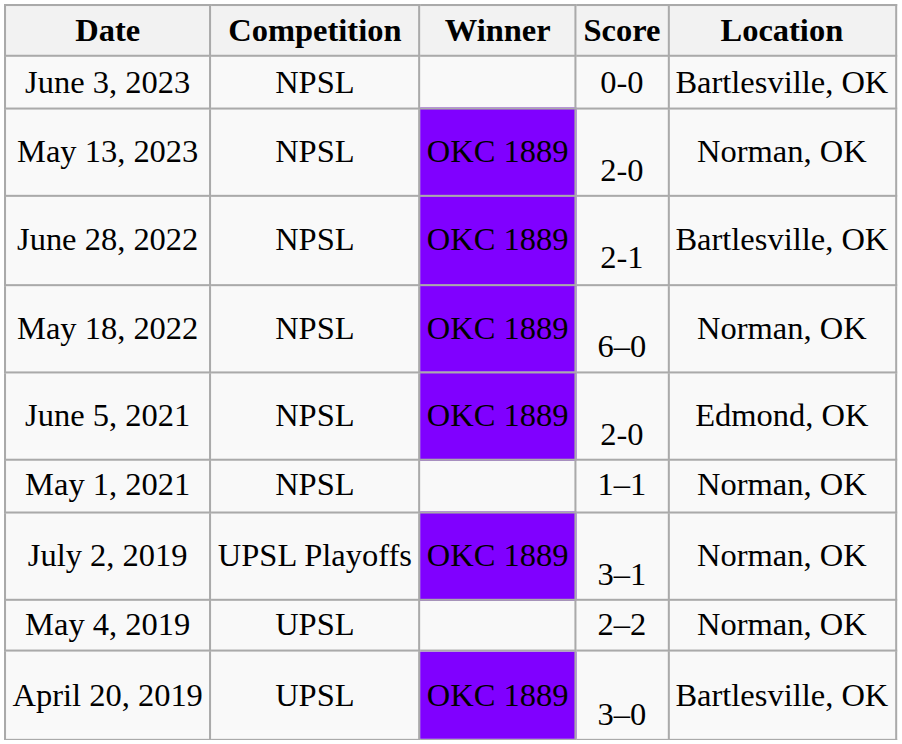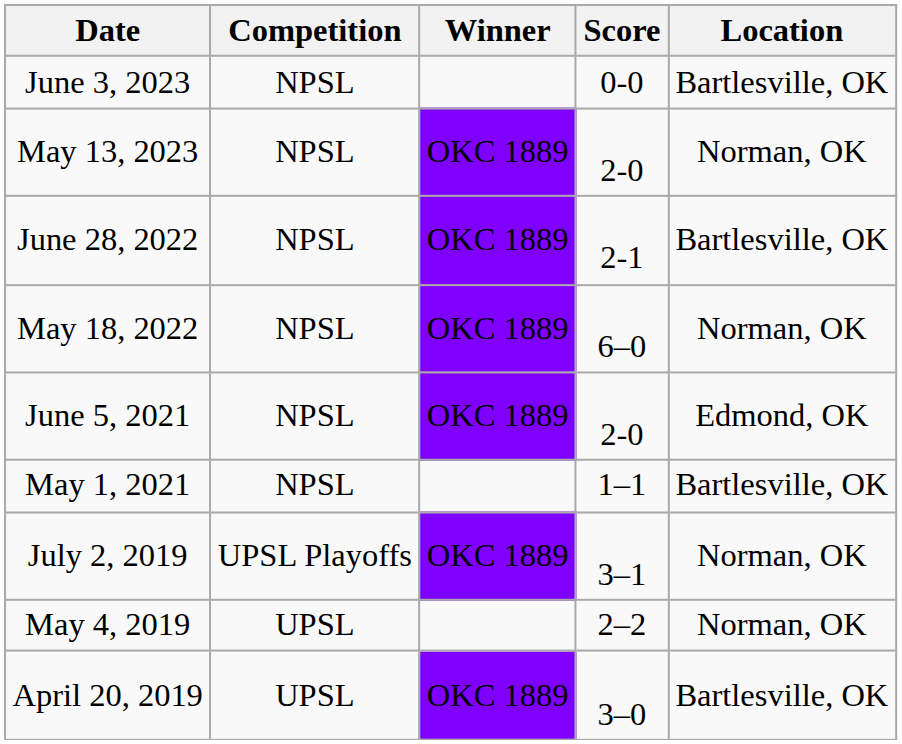(782, 485) Norman, OK -> (782, 485) Bartlesville, OK
